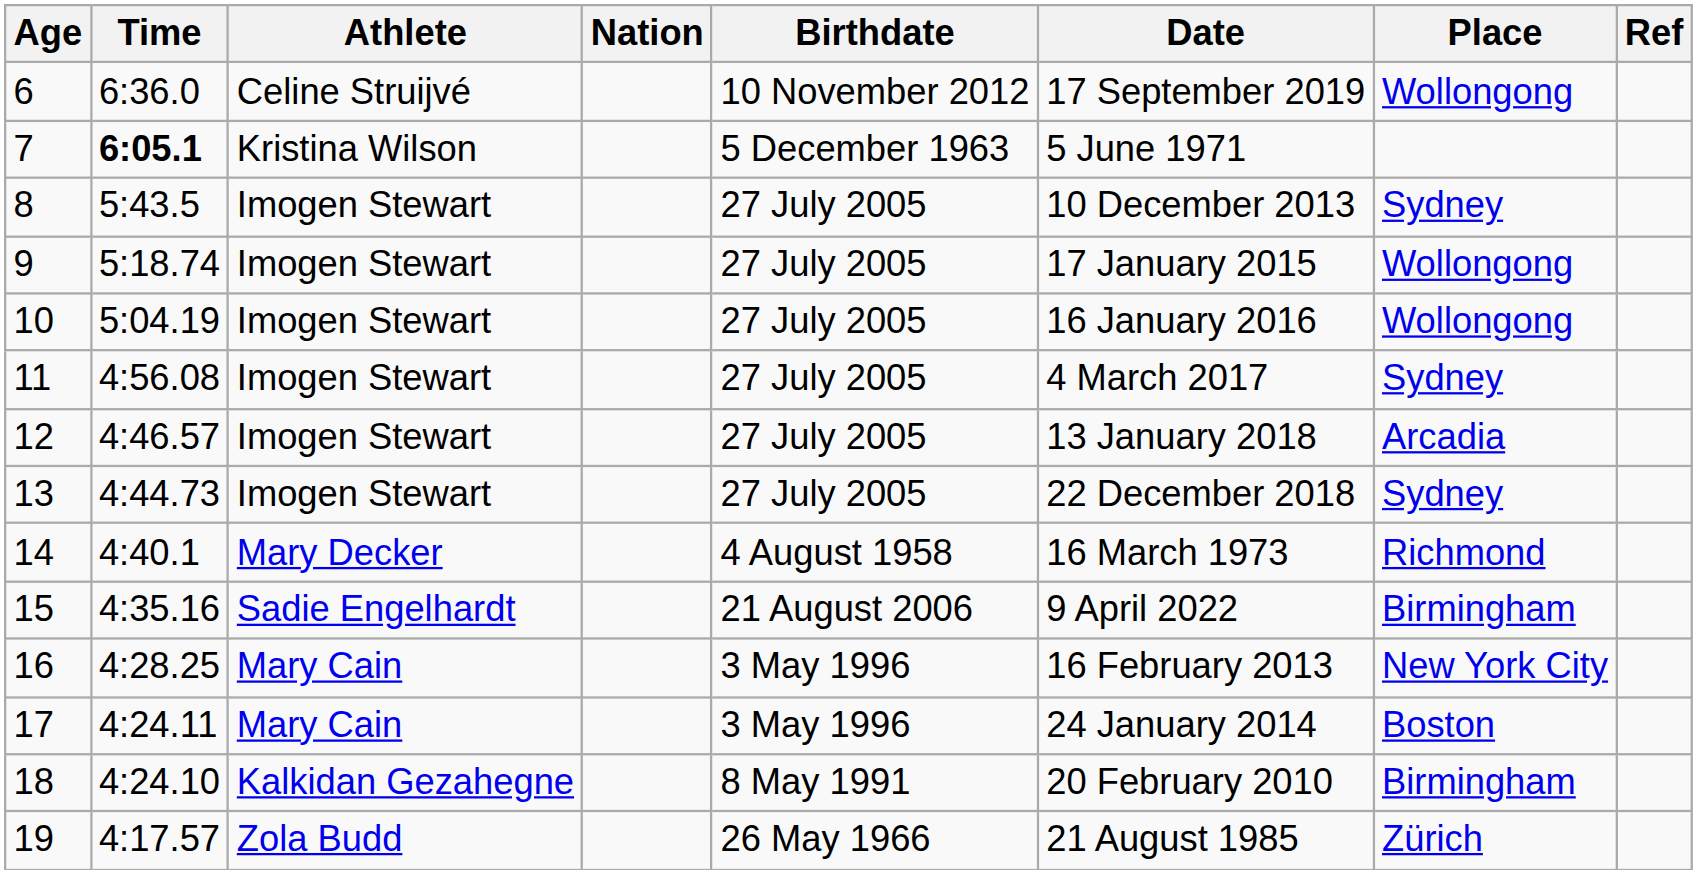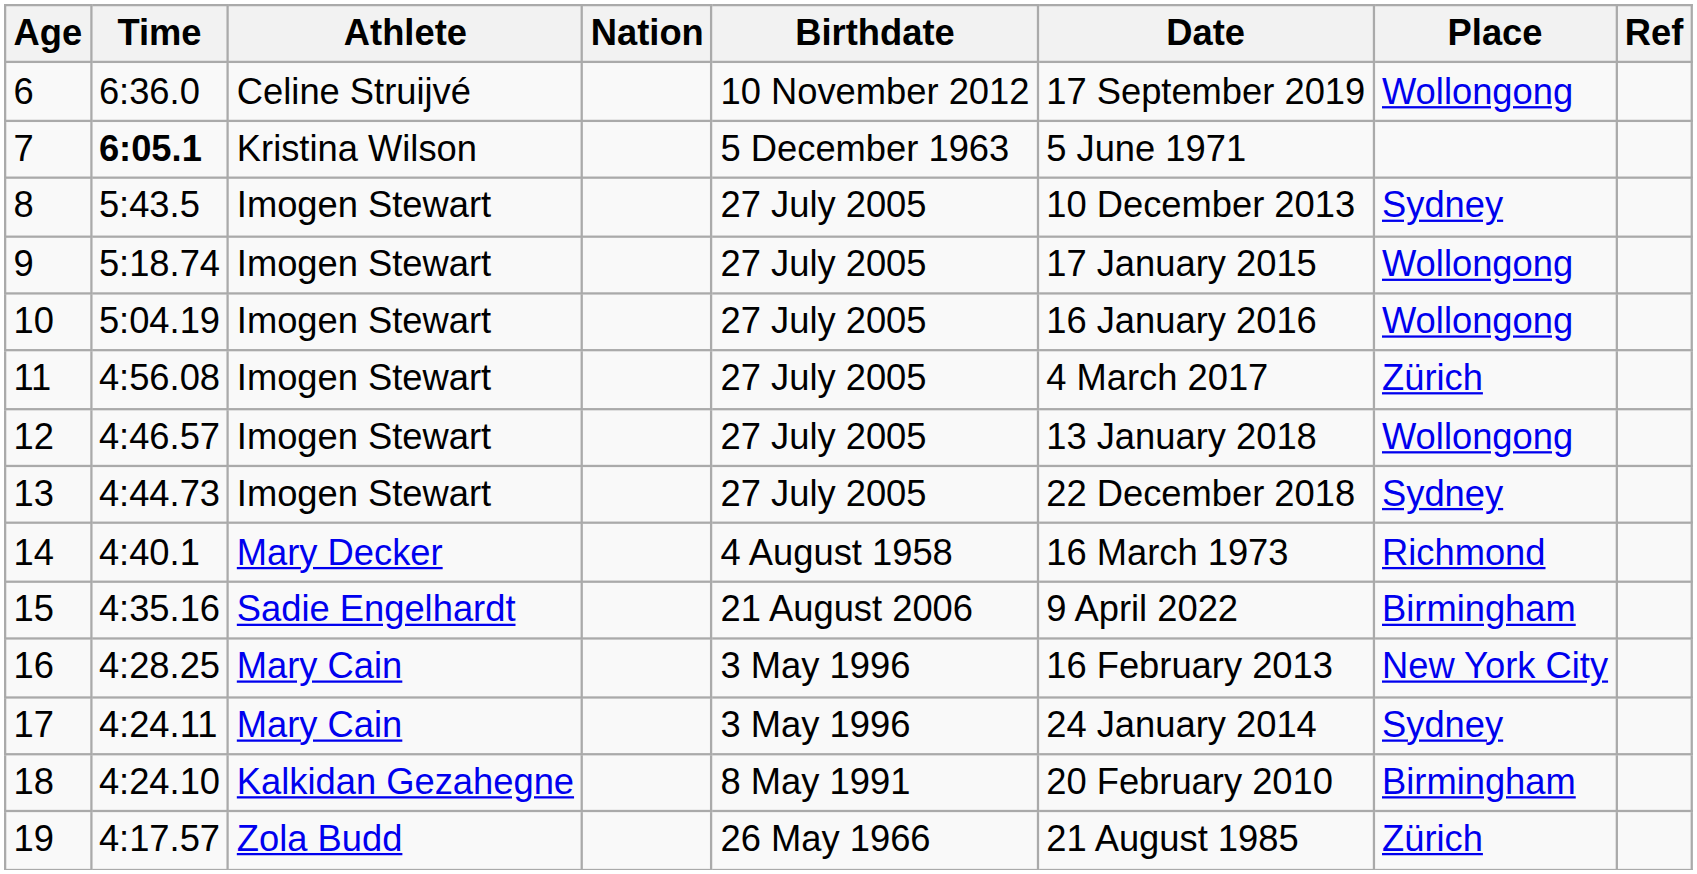(1443, 378) Sydney -> (1432, 378) Zürich
(1444, 436) Arcadia -> (1478, 436) Wollongong
(1439, 724) Boston -> (1443, 724) Sydney
